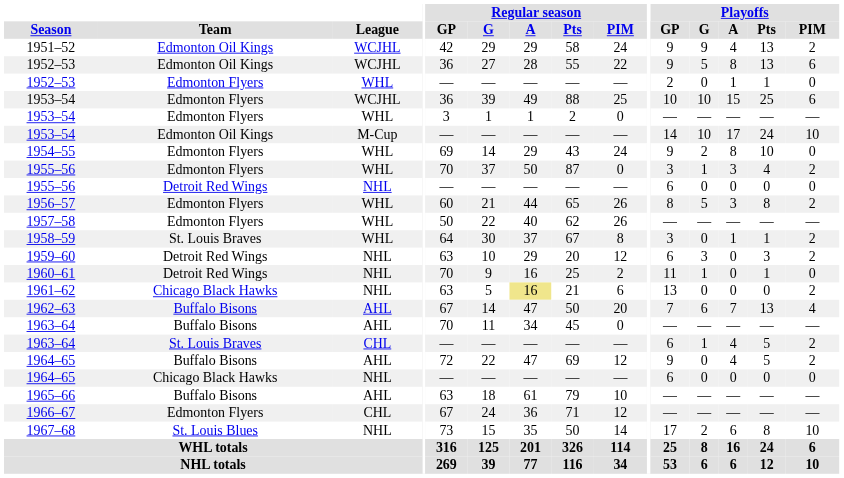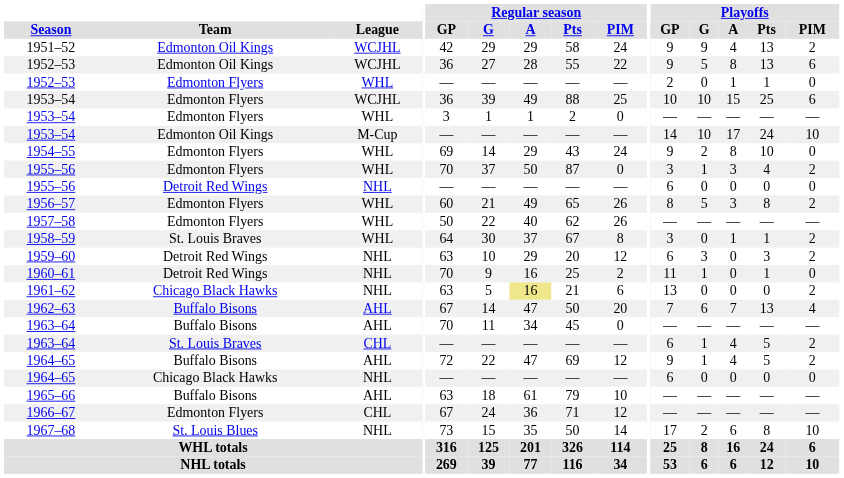(530, 204) 44 -> (530, 204) 49
(704, 360) 0 -> (704, 360) 1
